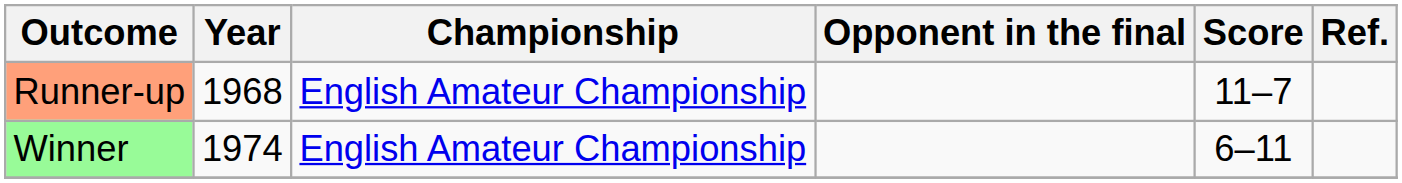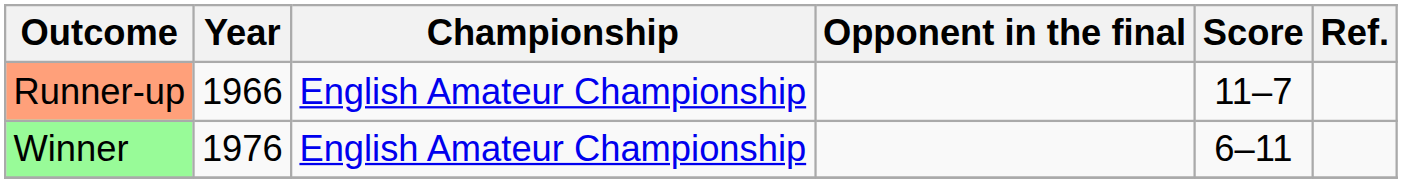(242, 90) 1968 -> (242, 90) 1966
(242, 148) 1974 -> (242, 148) 1976
